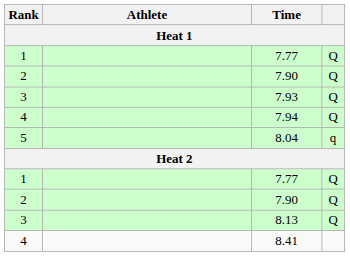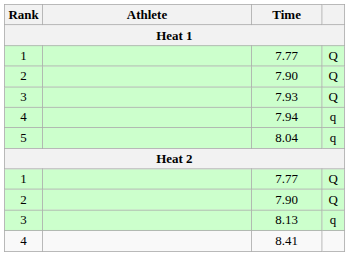(333, 117) Q -> (333, 117) q
(333, 220) Q -> (333, 220) q
